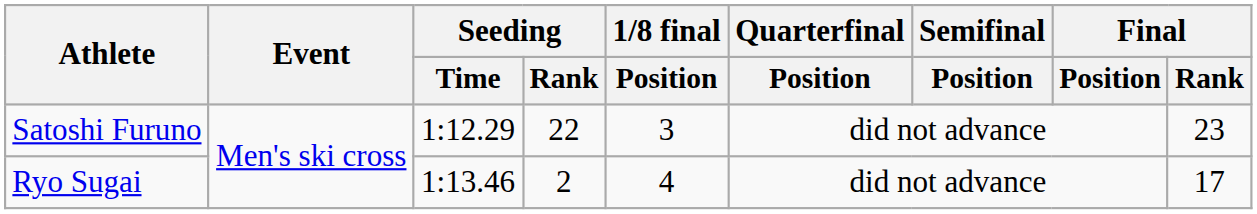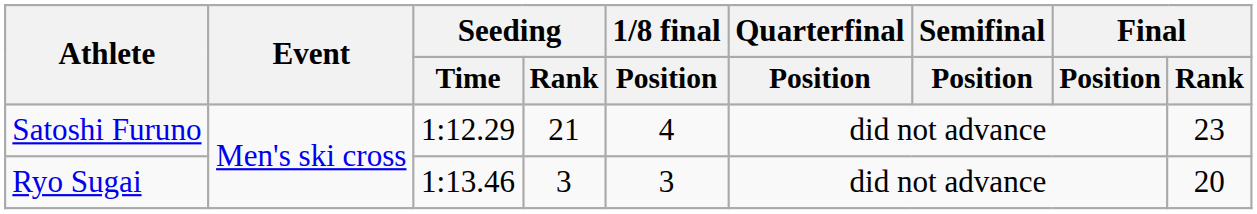(564, 130) 22 -> (564, 130) 21
(667, 130) 3 -> (667, 130) 4
(564, 181) 2 -> (564, 181) 3
(667, 181) 4 -> (667, 181) 3
(1209, 181) 17 -> (1209, 181) 20
